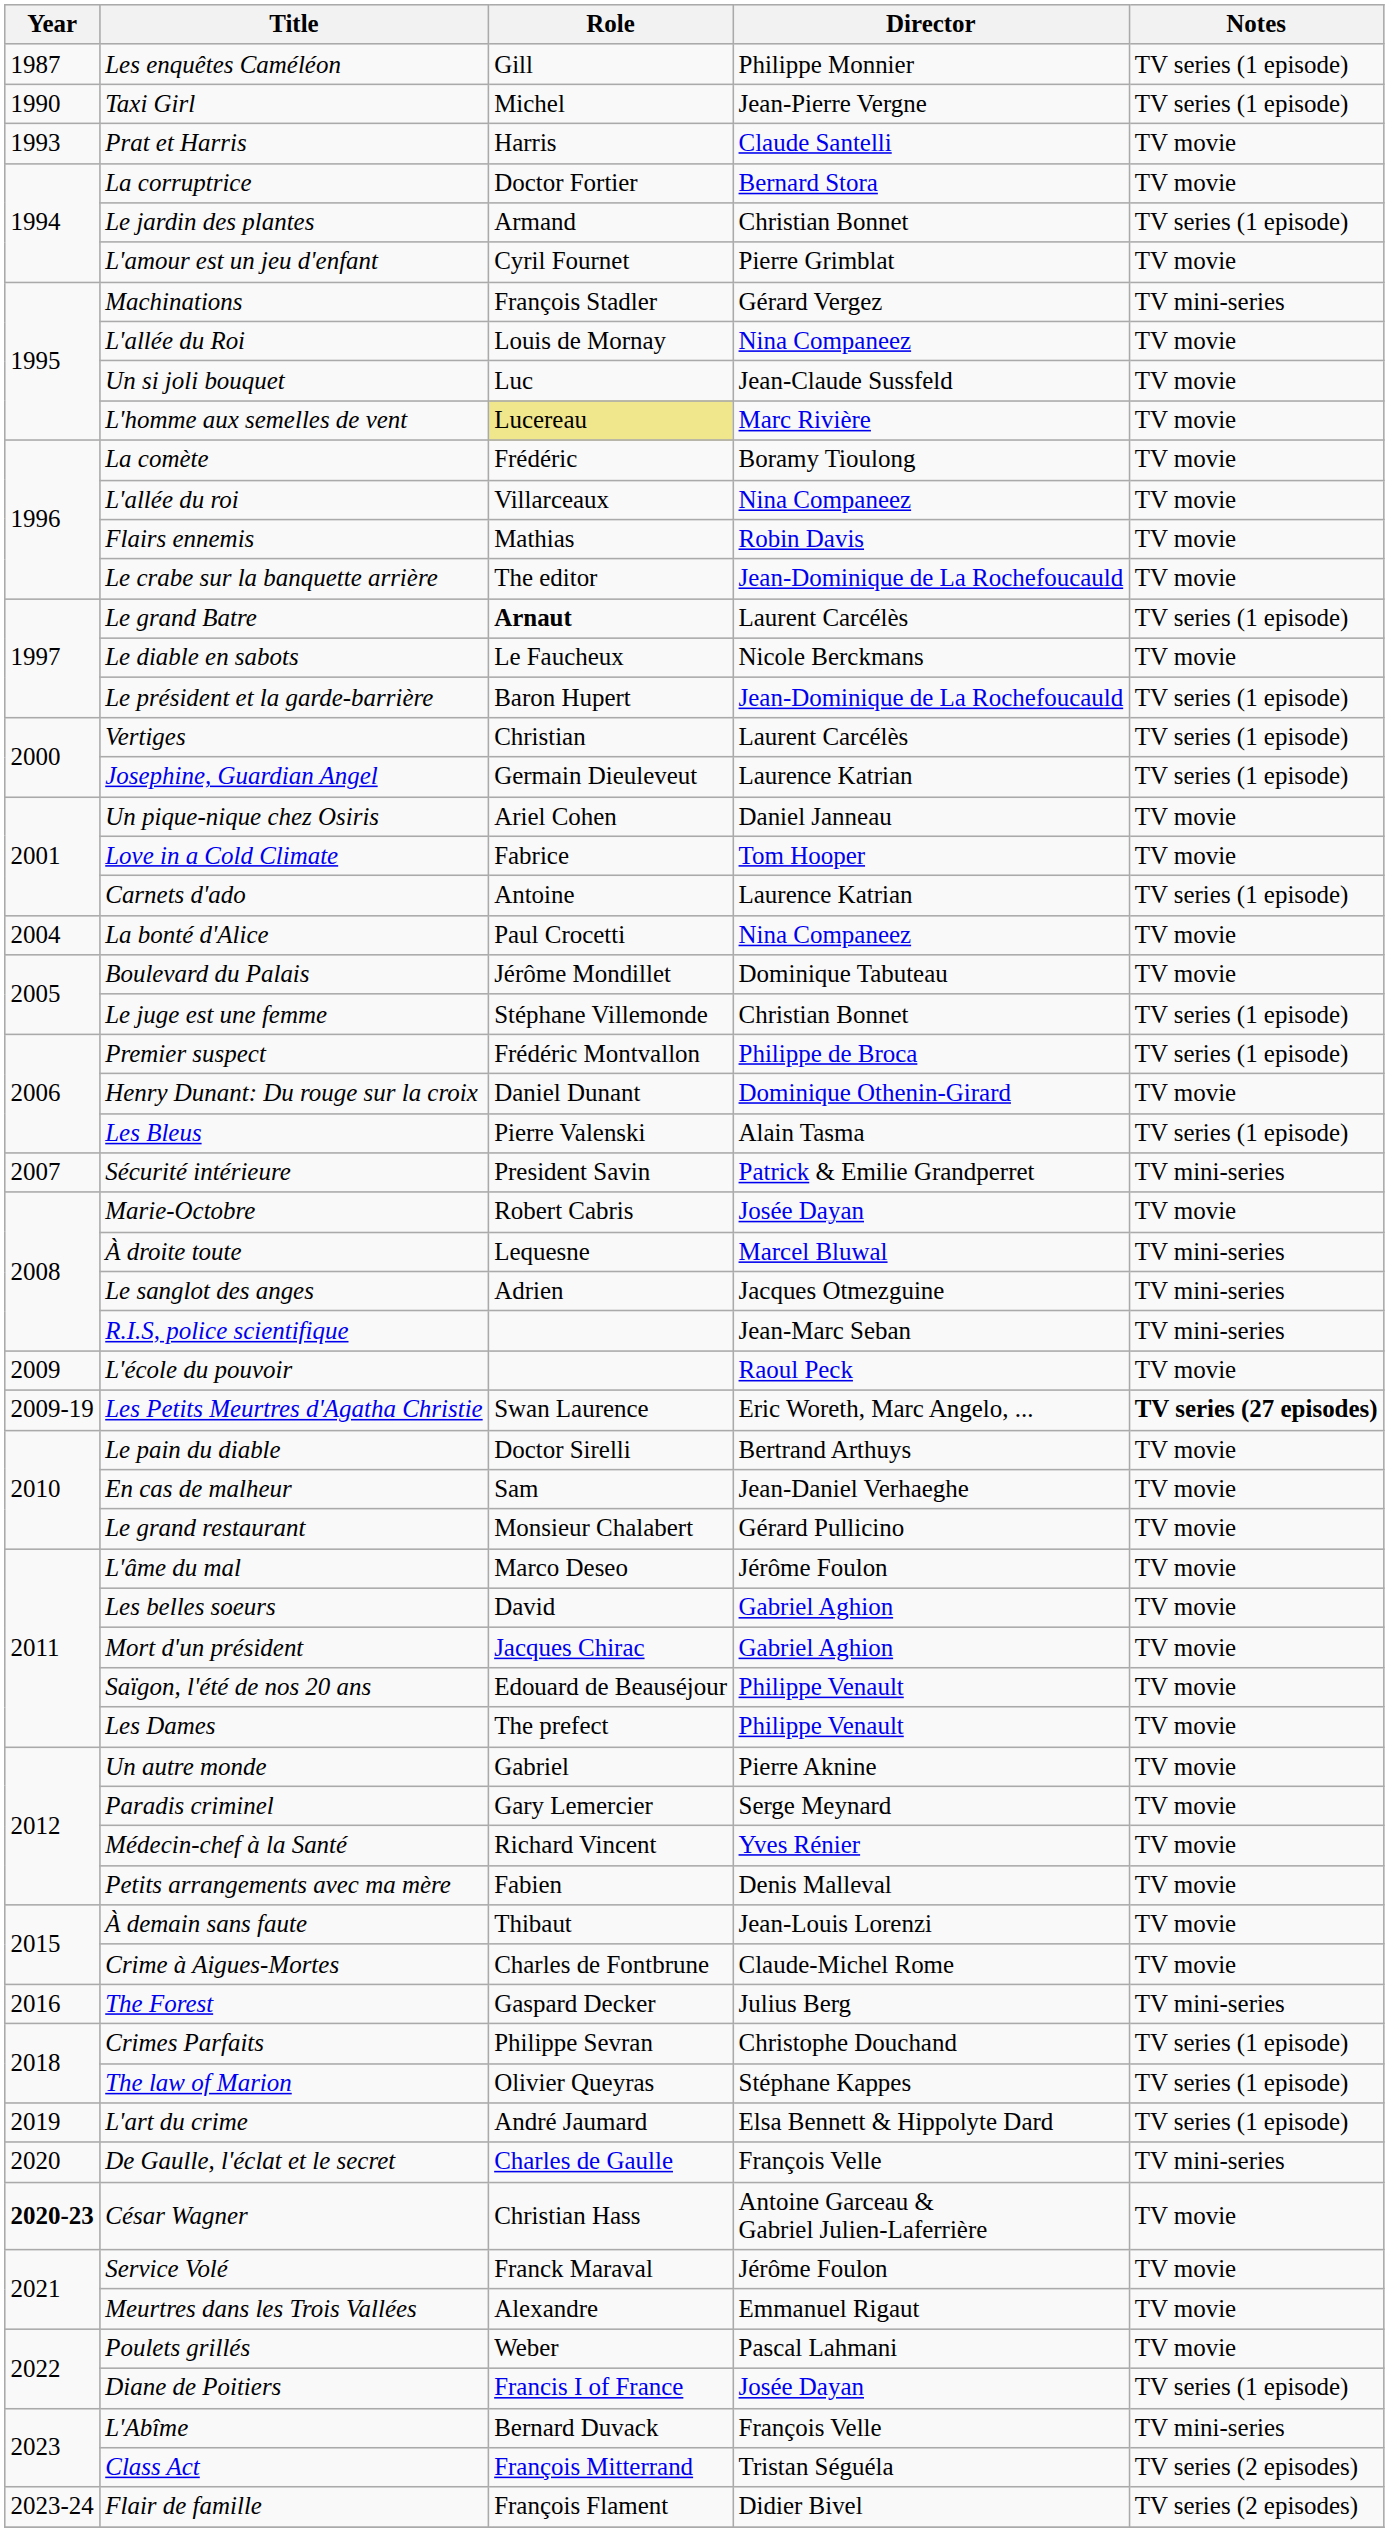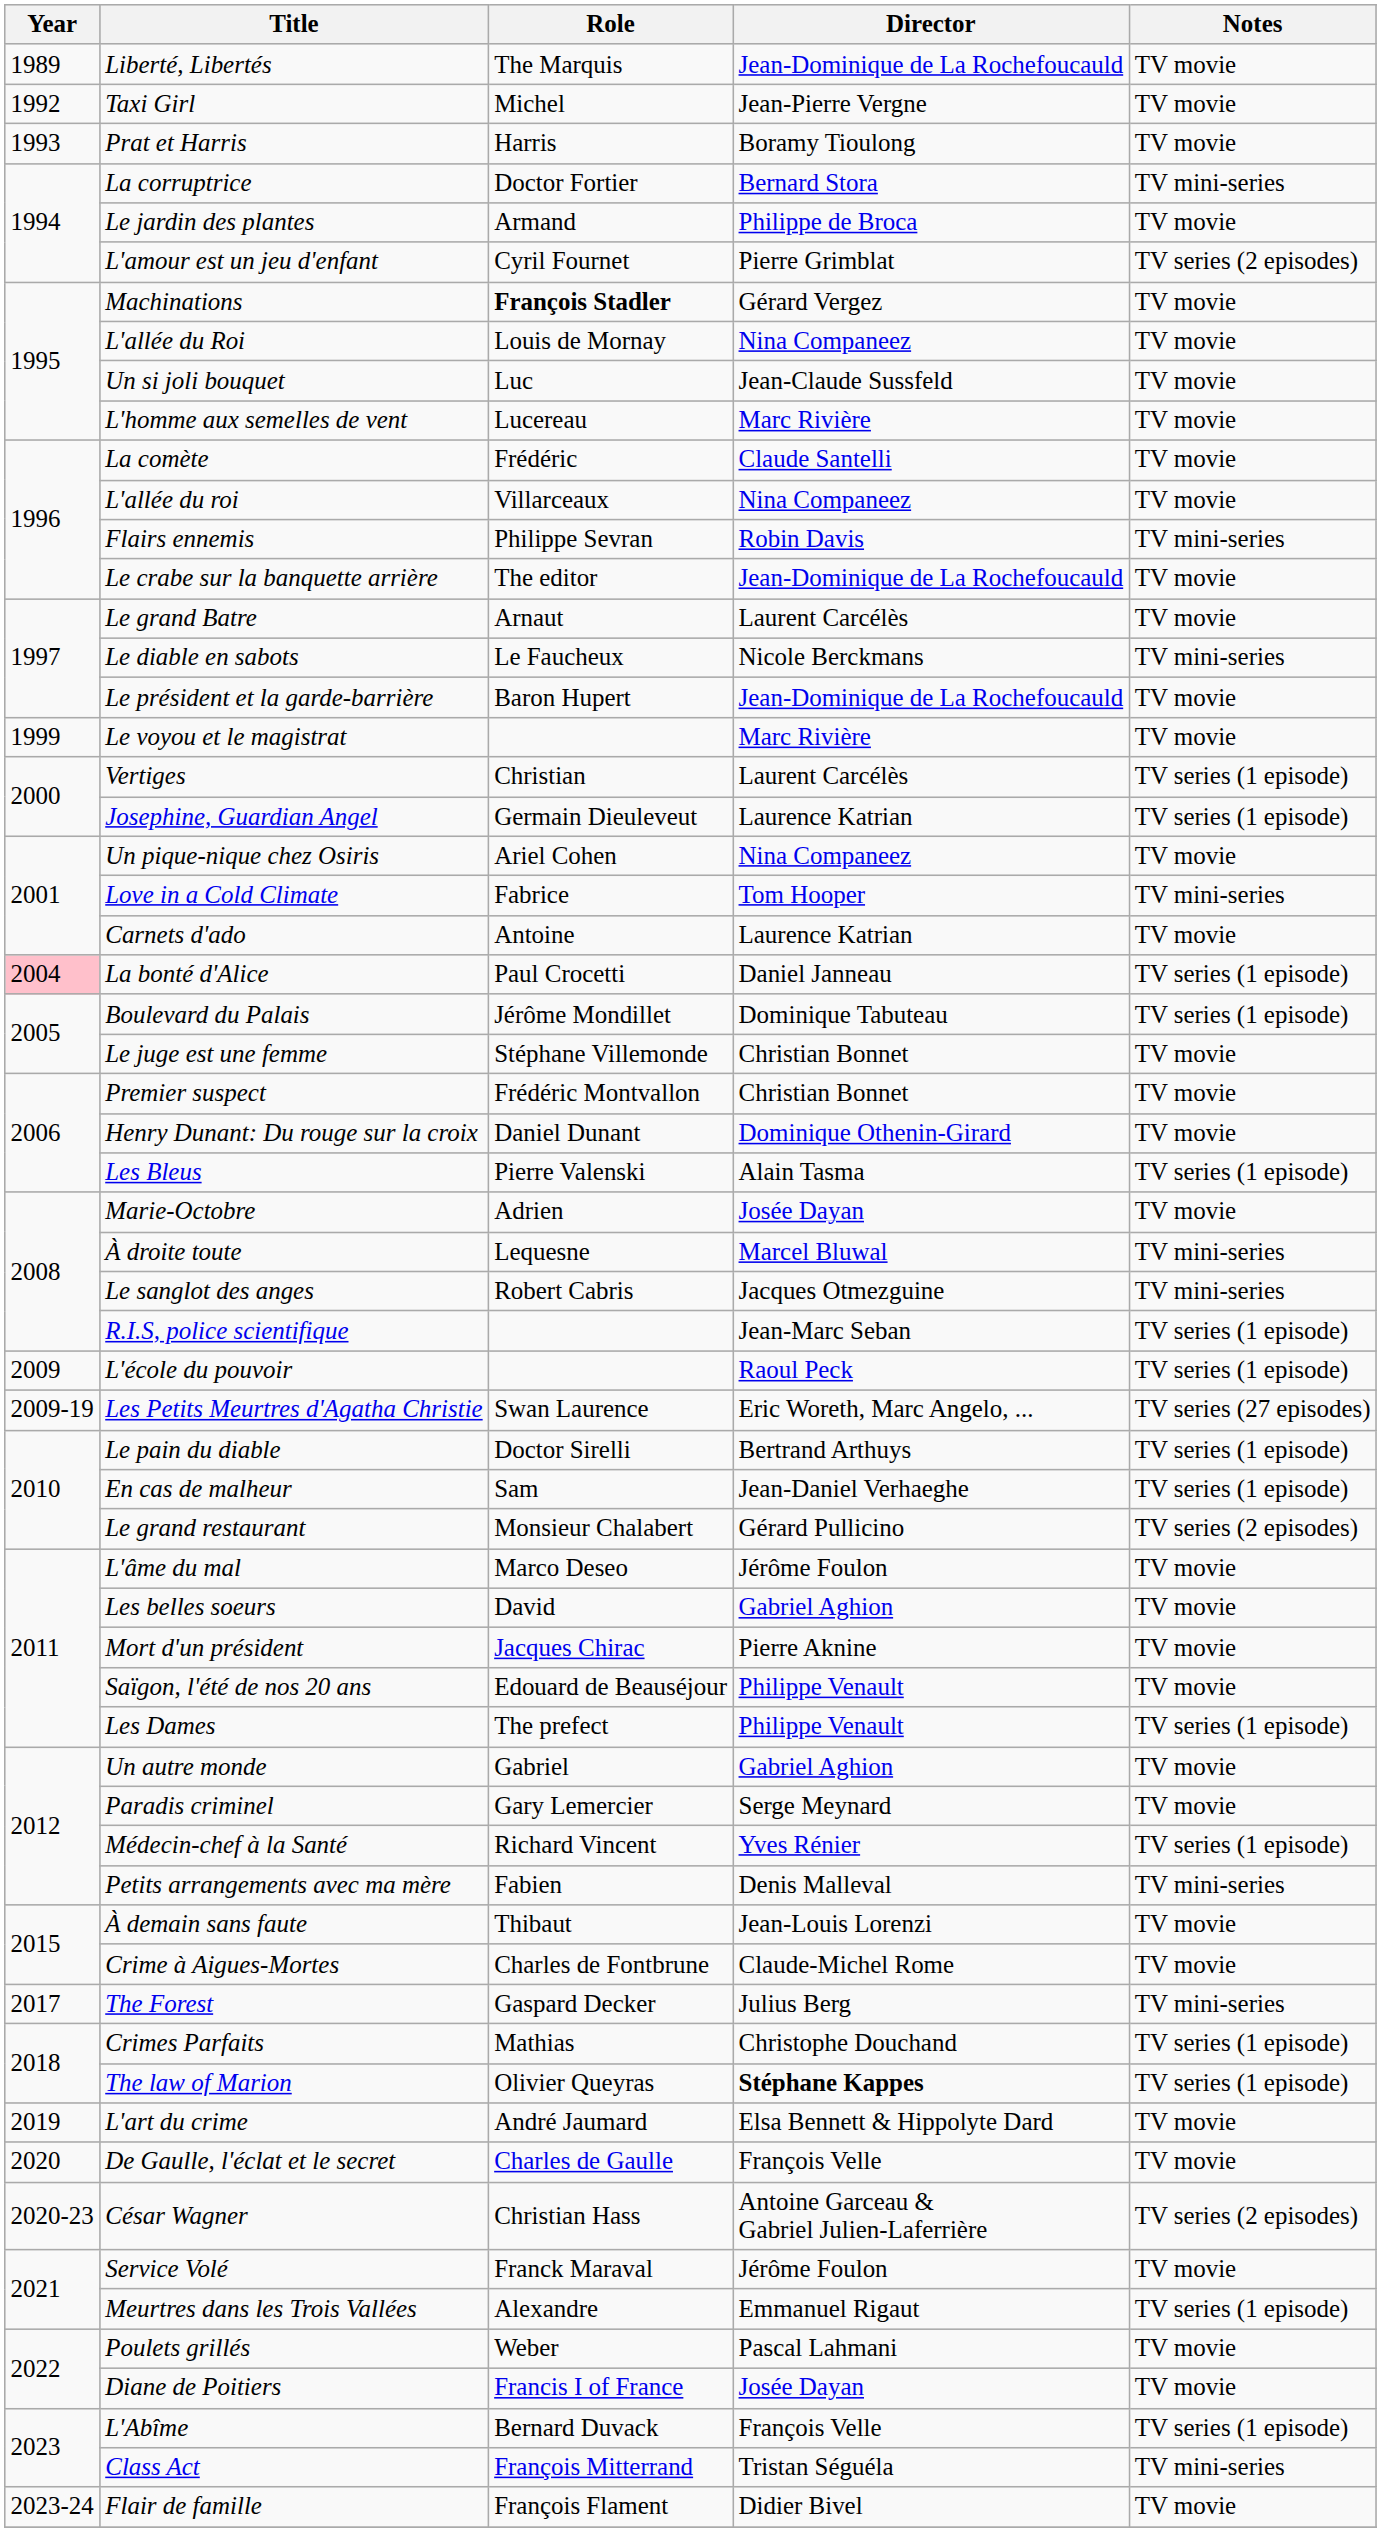- row: (223, 63)
+ row: (188, 63)
(35, 103) 1990 -> (35, 103) 1992
(1242, 103) TV series (1 episode) -> (1185, 103) TV movie
(815, 143) Claude Santelli -> (827, 143) Boramy Tioulong
(1185, 182) TV movie -> (1210, 182) TV mini-series
(823, 222) Christian Bonnet -> (828, 222) Philippe de Broca
(1242, 222) TV series (1 episode) -> (1185, 222) TV movie
(1185, 261) TV movie -> (1246, 261) TV series (2 episodes)
(576, 301) normal -> (583, 301) bold
(1210, 301) TV mini-series -> (1185, 301) TV movie
(541, 420) khaki background -> (541, 420) no background
(827, 459) Boramy Tioulong -> (815, 459) Claude Santelli
(534, 538) Mathias -> (574, 538) Philippe Sevran
(1185, 538) TV movie -> (1210, 538) TV mini-series
(533, 618) bold -> (529, 618) normal
(1242, 618) TV series (1 episode) -> (1185, 618) TV movie
(1185, 657) TV movie -> (1210, 657) TV mini-series
(1242, 697) TV series (1 episode) -> (1185, 697) TV movie
+ row: (226, 736)
(815, 815) Daniel Janneau -> (825, 855) Nina Companeez
(1185, 855) TV movie -> (1210, 895) TV mini-series
(1242, 895) TV series (1 episode) -> (1185, 934) TV movie
(35, 934) no background -> (35, 974) pink background
(825, 934) Nina Companeez -> (815, 974) Daniel Janneau
(1185, 934) TV movie -> (1242, 974) TV series (1 episode)
(1185, 974) TV movie -> (1242, 1013) TV series (1 episode)
(1242, 1013) TV series (1 episode) -> (1185, 1053) TV movie
(828, 1053) Philippe de Broca -> (823, 1093) Christian Bonnet
(1242, 1053) TV series (1 episode) -> (1185, 1093) TV movie
- row: (198, 1172)
(564, 1211) Robert Cabris -> (529, 1211) Adrien
(529, 1291) Adrien -> (564, 1291) Robert Cabris
(1210, 1330) TV mini-series -> (1242, 1330) TV series (1 episode)
(1185, 1370) TV movie -> (1242, 1370) TV series (1 episode)
(1256, 1409) bold -> (1253, 1409) normal
(1185, 1449) TV movie -> (1242, 1449) TV series (1 episode)
(1185, 1488) TV movie -> (1242, 1488) TV series (1 episode)
(1185, 1528) TV movie -> (1246, 1528) TV series (2 episodes)
(816, 1647) Gabriel Aghion -> (808, 1647) Pierre Aknine
(1185, 1726) TV movie -> (1242, 1726) TV series (1 episode)
(808, 1766) Pierre Aknine -> (816, 1766) Gabriel Aghion
(1185, 1845) TV movie -> (1242, 1845) TV series (1 episode)
(1185, 1884) TV movie -> (1210, 1884) TV mini-series
(35, 2003) 2016 -> (35, 2003) 2017
(574, 2043) Philippe Sevran -> (534, 2043) Mathias
(825, 2082) normal -> (831, 2082) bold
(1242, 2122) TV series (1 episode) -> (1185, 2122) TV movie
(1210, 2161) TV mini-series -> (1185, 2161) TV movie
(52, 2215) bold -> (52, 2215) normal
(1185, 2215) TV movie -> (1246, 2215) TV series (2 episodes)
(1185, 2308) TV movie -> (1242, 2308) TV series (1 episode)
(1242, 2387) TV series (1 episode) -> (1185, 2387) TV movie
(1210, 2427) TV mini-series -> (1242, 2427) TV series (1 episode)
(1246, 2467) TV series (2 episodes) -> (1210, 2467) TV mini-series
(1246, 2506) TV series (2 episodes) -> (1185, 2506) TV movie
